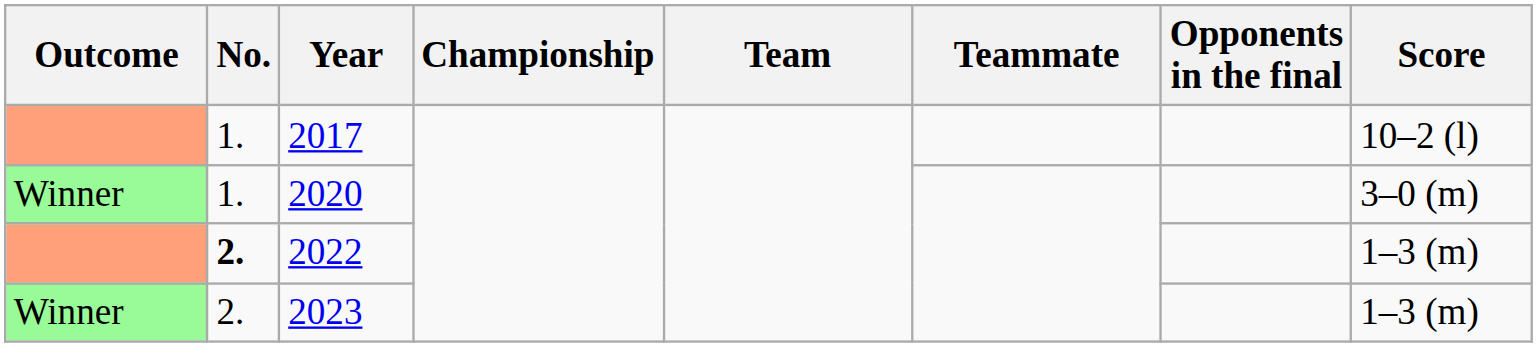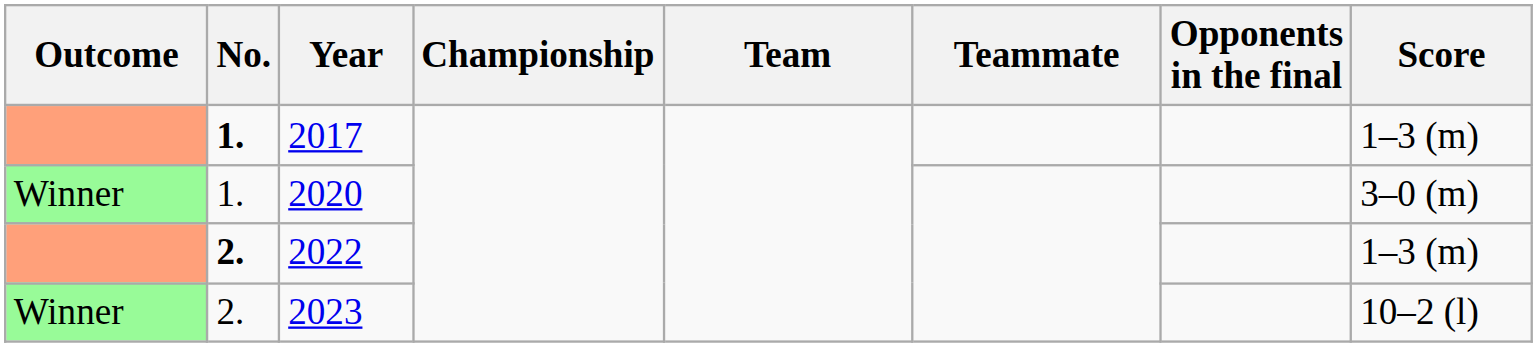(230, 134) normal -> (230, 134) bold
(1420, 134) 10–2 (l) -> (1420, 134) 1–3 (m)
(1420, 311) 1–3 (m) -> (1420, 311) 10–2 (l)
